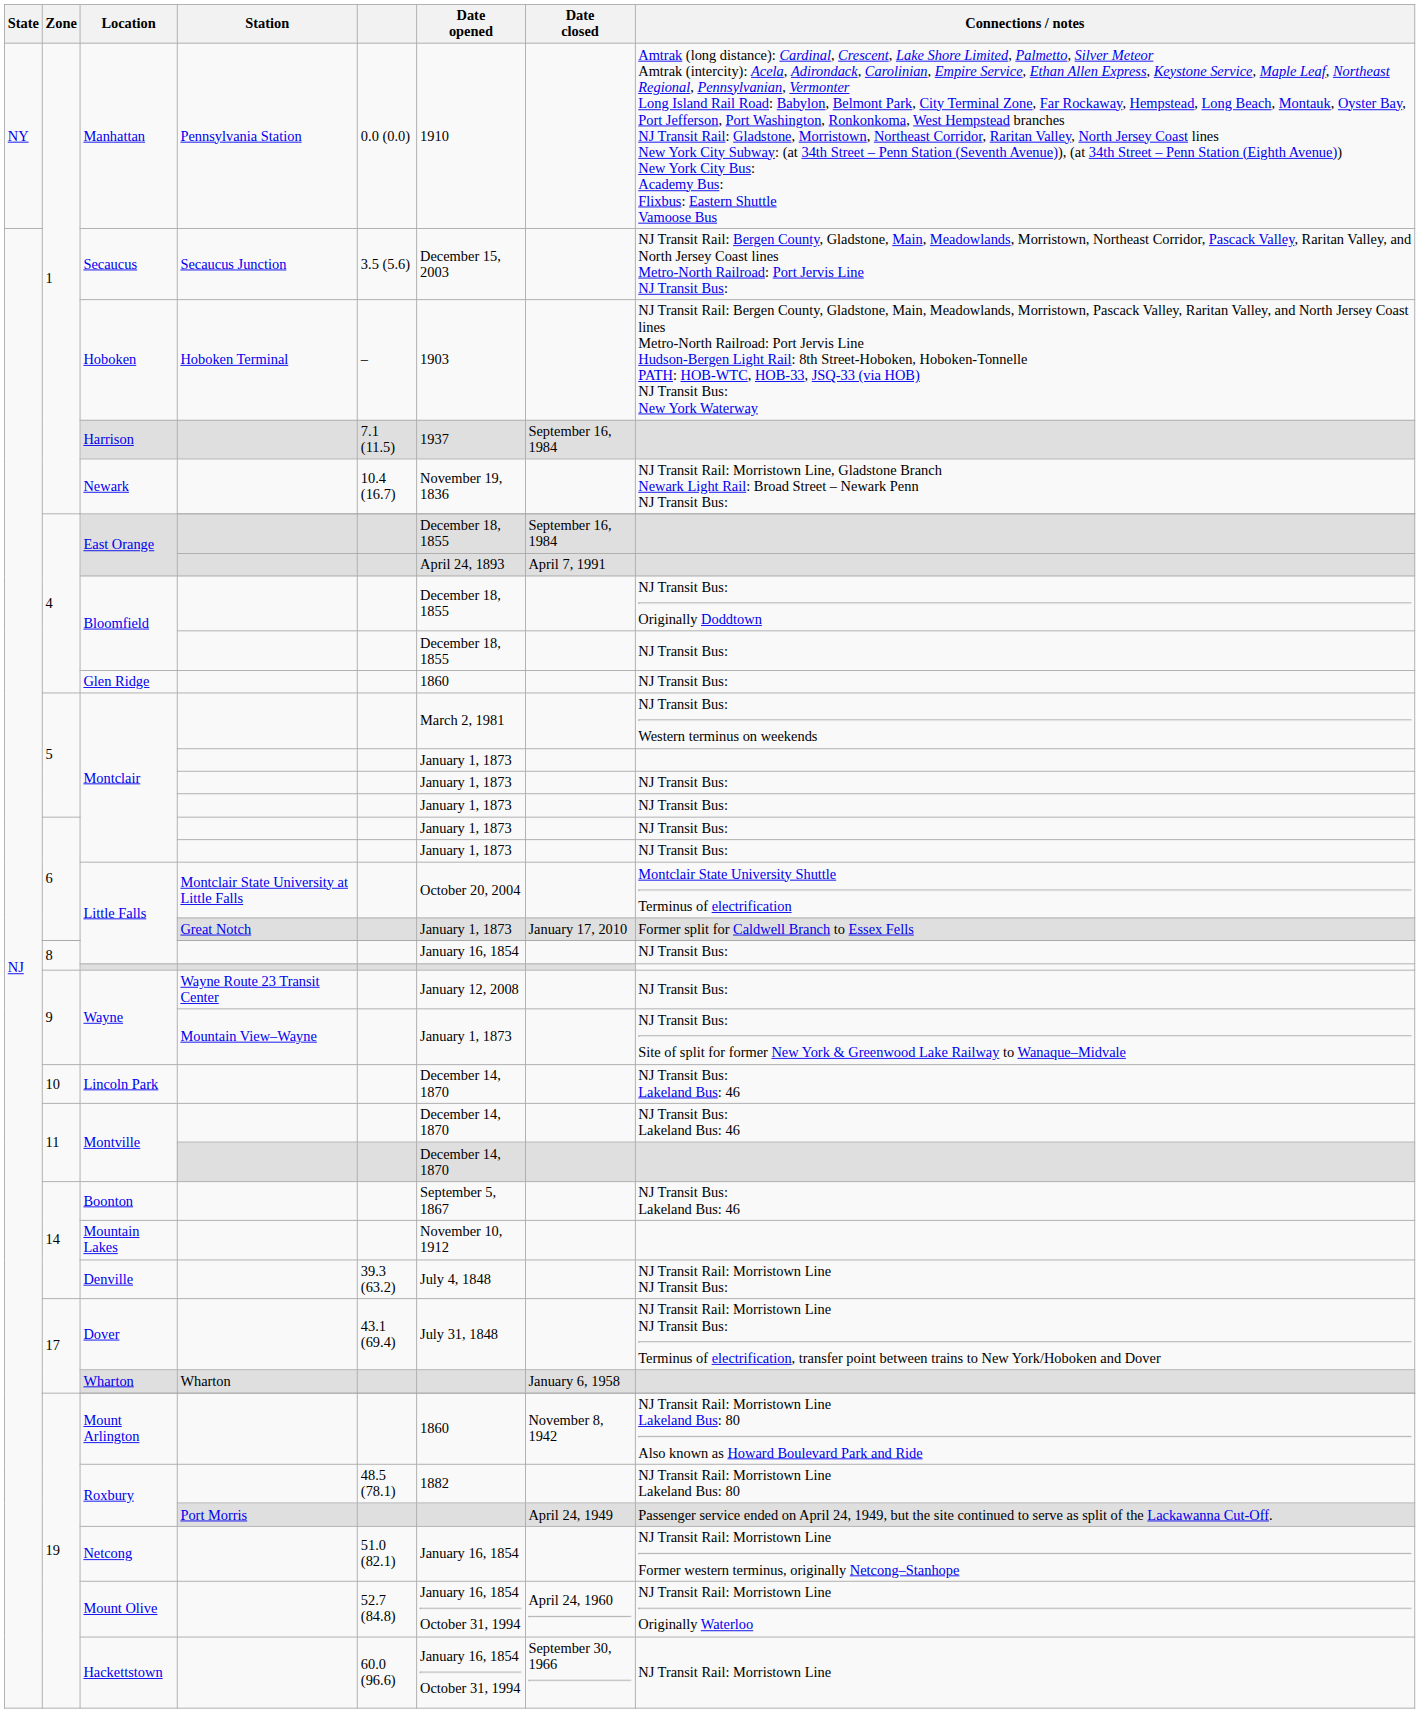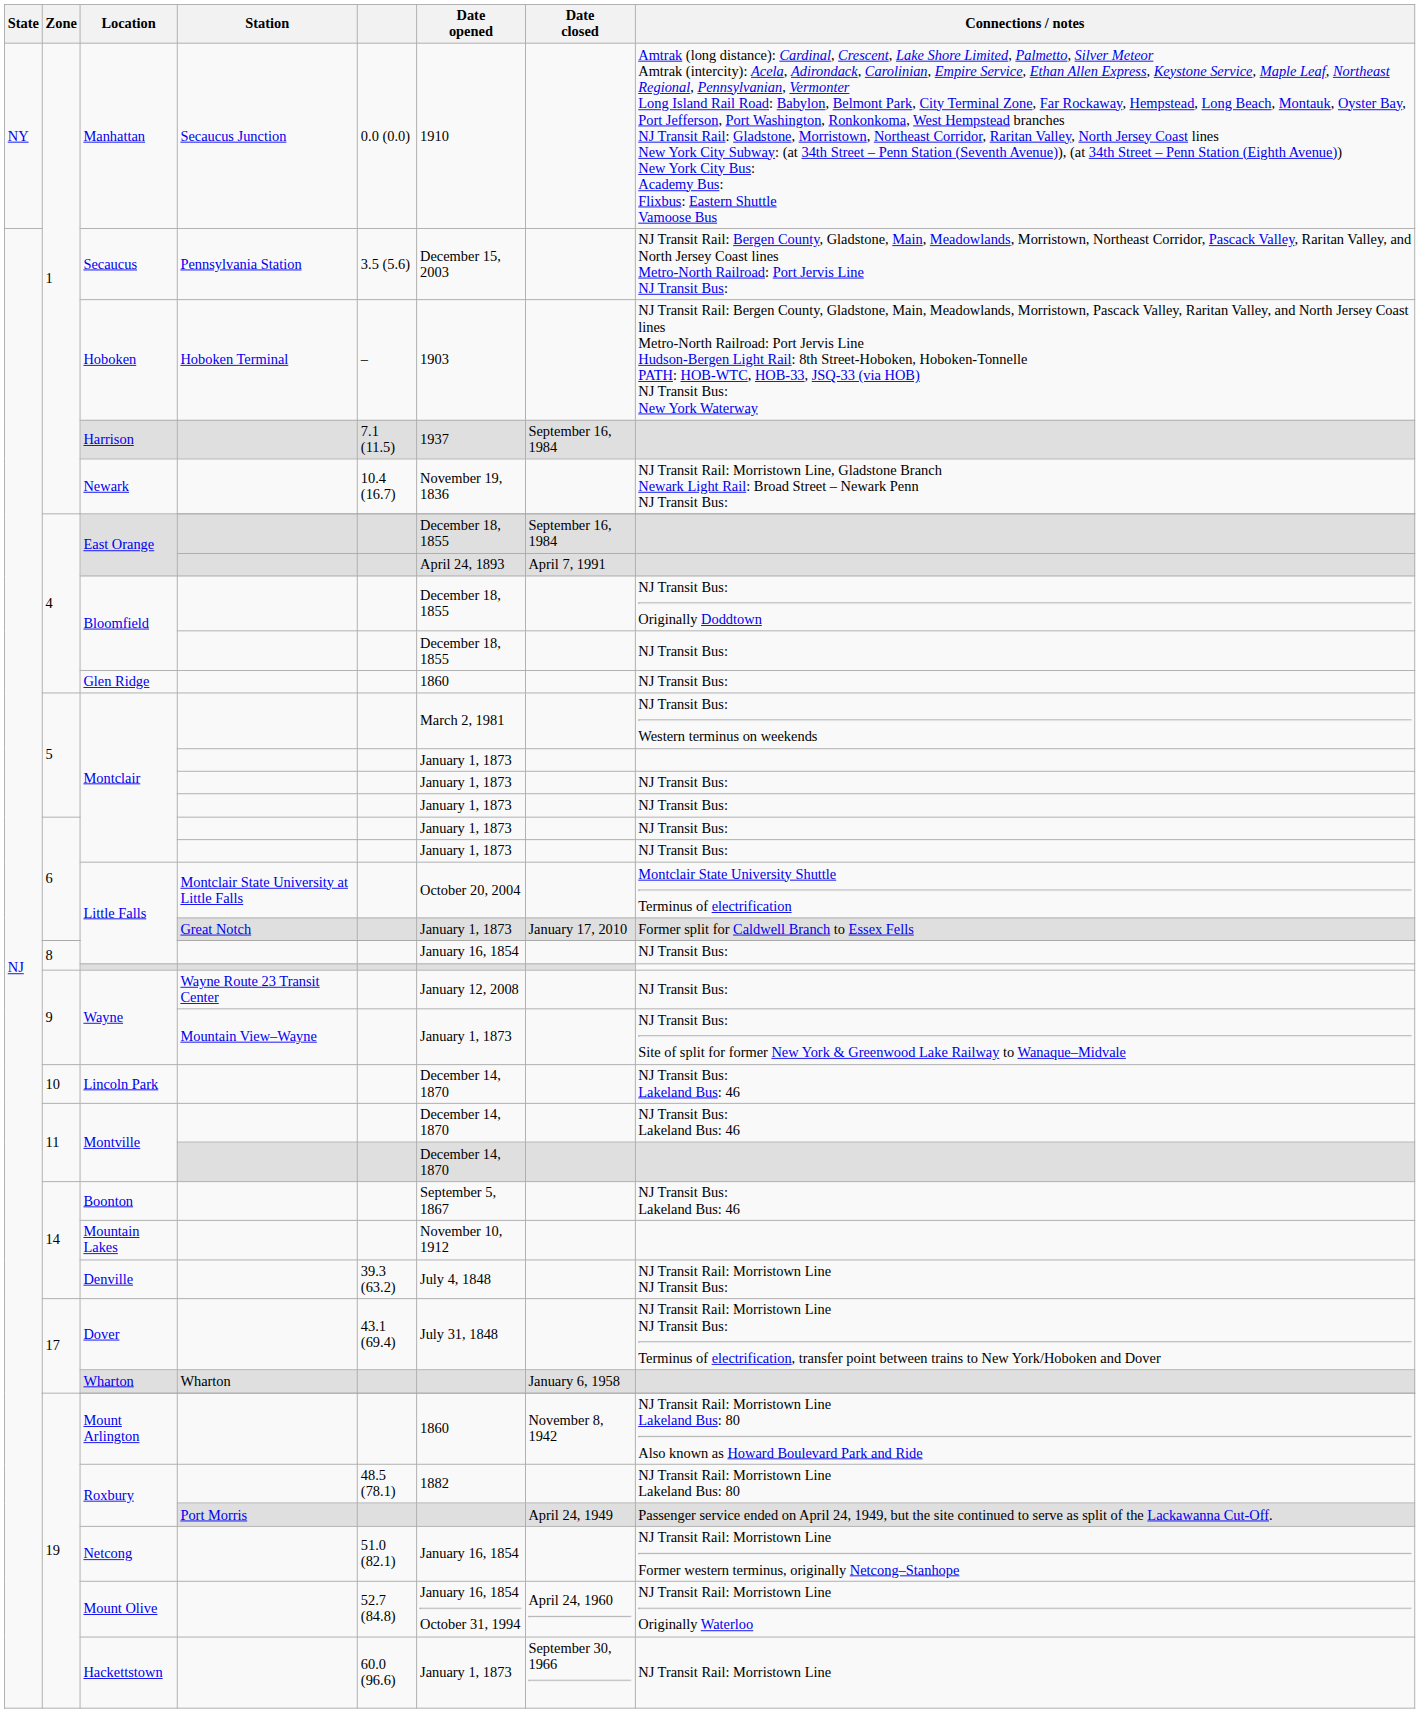(241, 135) Pennsylvania Station -> (233, 135) Secaucus Junction
(233, 264) Secaucus Junction -> (241, 264) Pennsylvania Station
(471, 1672) January 16, 1854 October 31, 1994 -> (466, 1672) January 1, 1873
